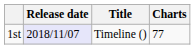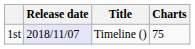(158, 34) 77 -> (158, 34) 75
